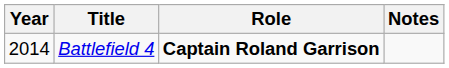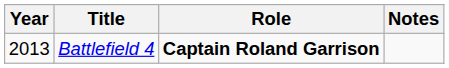(29, 48) 2014 -> (29, 48) 2013
